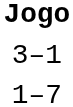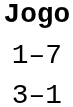rows swapped: (37, 96) <-> (37, 55)
